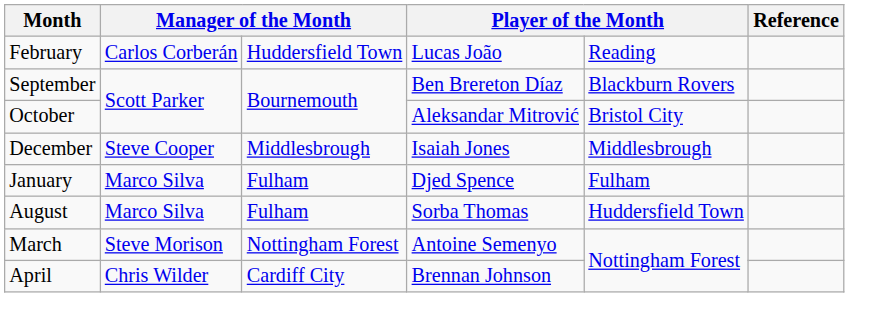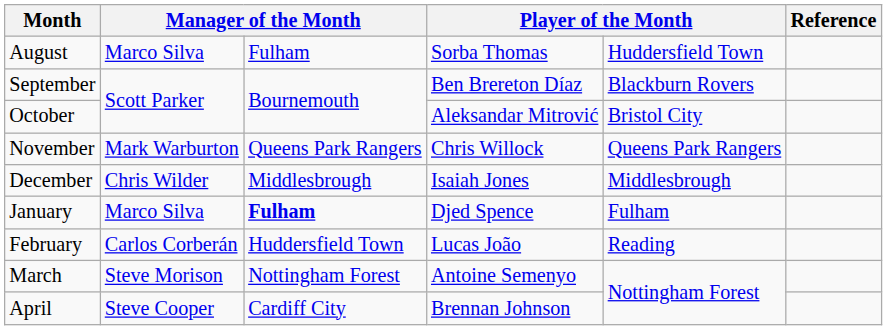rows swapped: (38, 212) <-> (46, 52)
+ row: (52, 148)
(159, 148) Steve Cooper -> (157, 180) Chris Wilder
(278, 180) normal -> (282, 212) bold
(157, 276) Chris Wilder -> (159, 308) Steve Cooper
